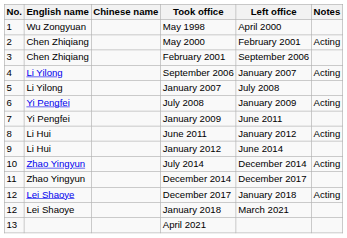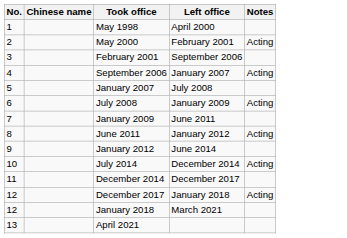- column: (58, 12)
